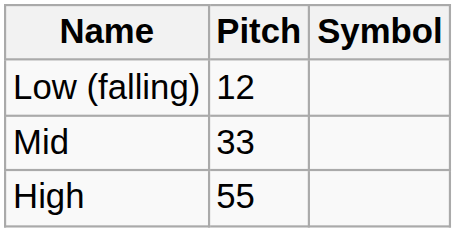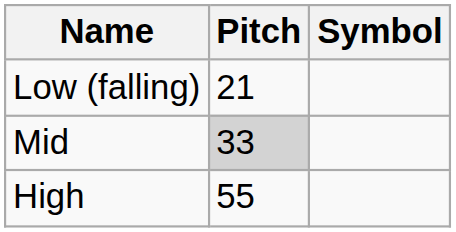(236, 87) 12 -> (236, 87) 21
(236, 142) no background -> (236, 142) lightgrey background
